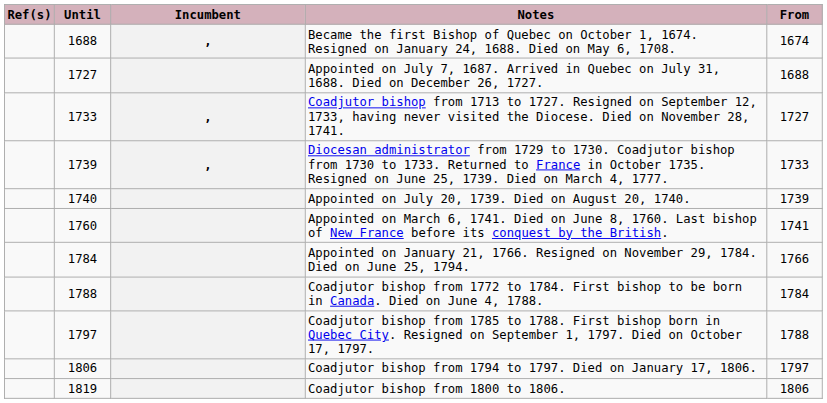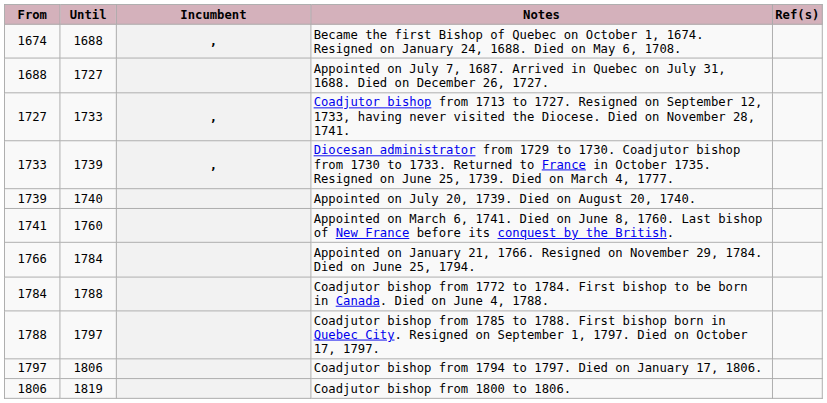columns swapped: (794, 14) <-> (29, 14)
